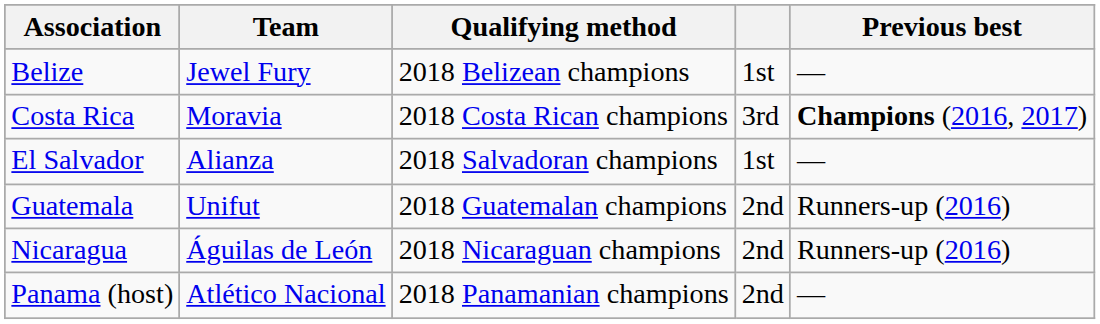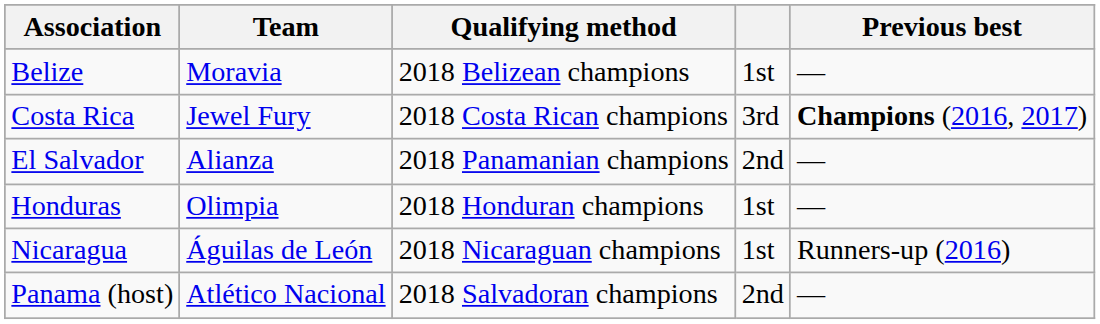(248, 71) Jewel Fury -> (234, 71) Moravia
(234, 116) Moravia -> (248, 116) Jewel Fury
(558, 160) 2018 Salvadoran champions -> (564, 160) 2018 Panamanian champions
(758, 160) 1st -> (763, 160) 2nd
- row: (72, 205)
+ row: (66, 205)
(763, 250) 2nd -> (758, 250) 1st
(564, 294) 2018 Panamanian champions -> (558, 294) 2018 Salvadoran champions
